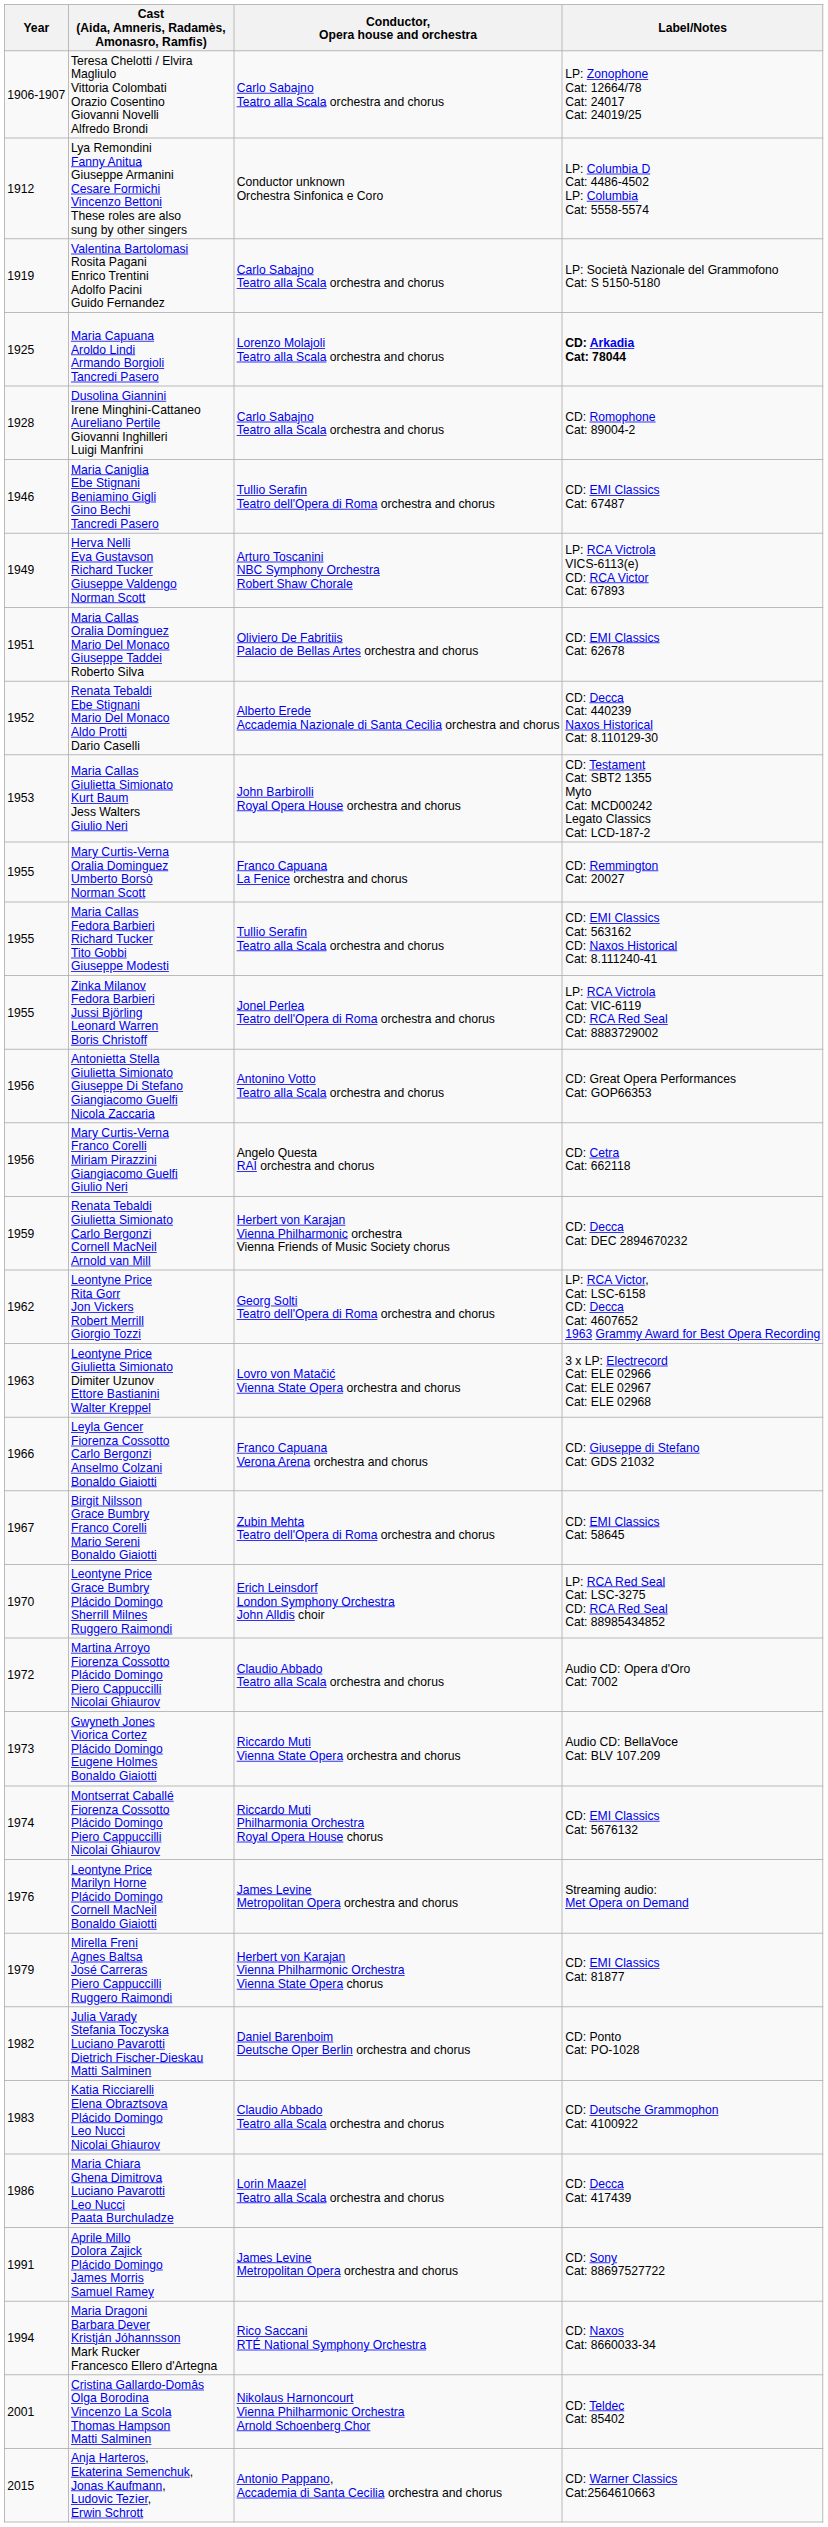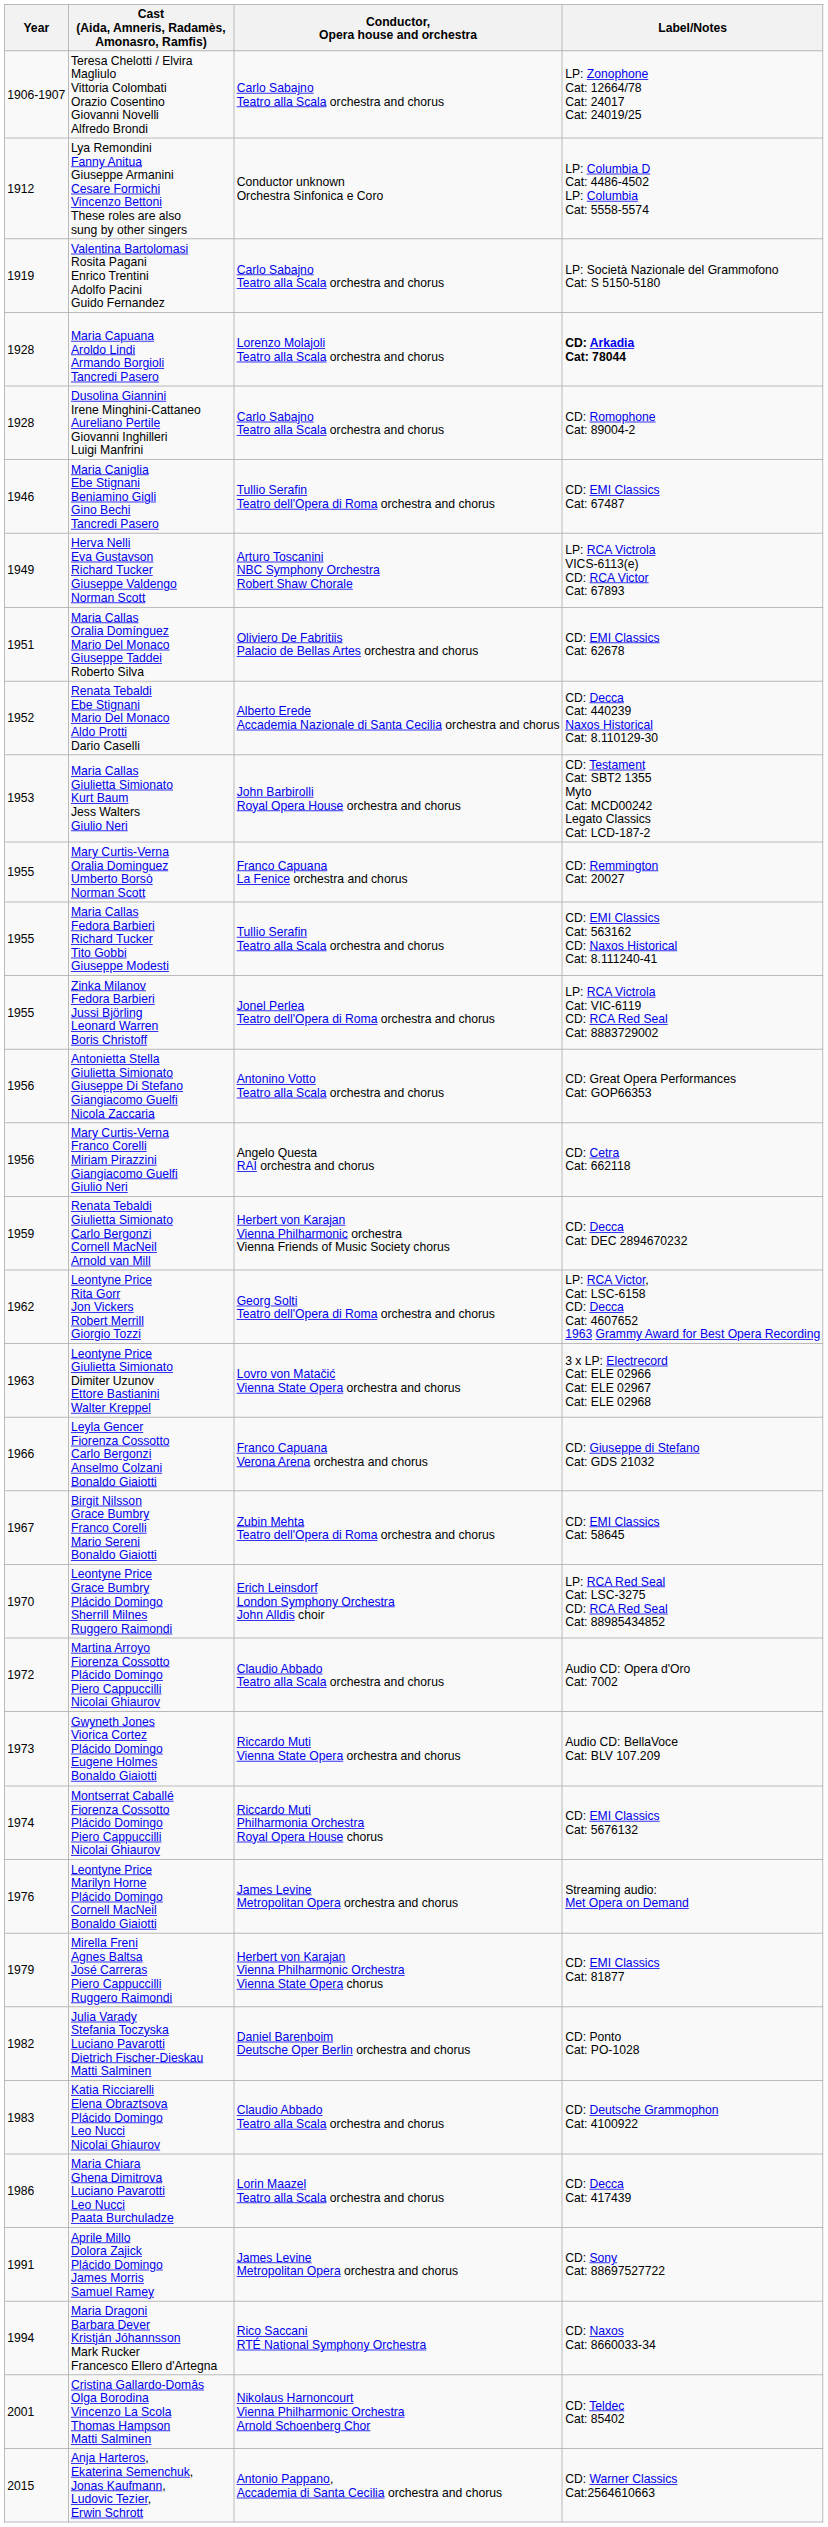(21, 350) 1925 -> (21, 350) 1928
